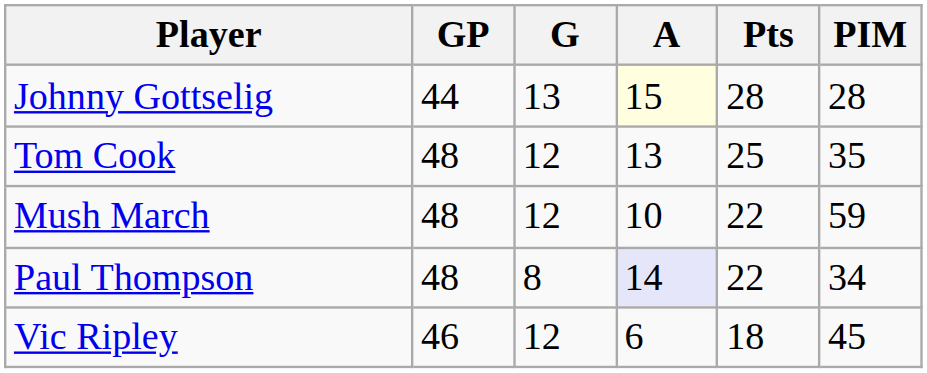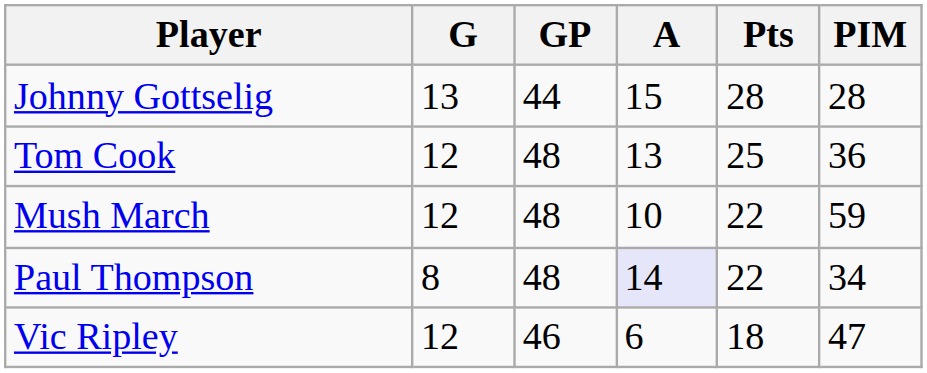columns swapped: (463, 34) <-> (565, 34)
(644, 95) lightyellow background -> (644, 95) no background
(847, 155) 35 -> (847, 155) 36
(847, 336) 45 -> (847, 336) 47
